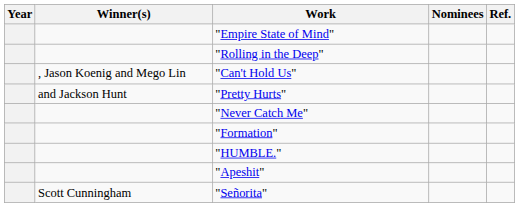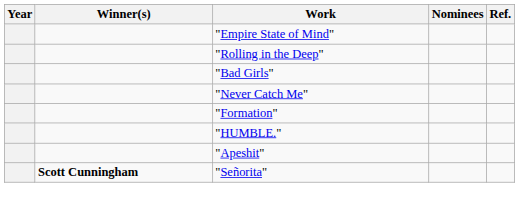+ row: (245, 73)
- row: (256, 73)
- row: (251, 93)
(85, 192) normal -> (88, 172) bold
